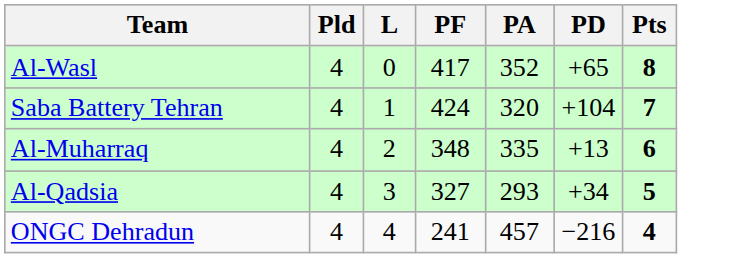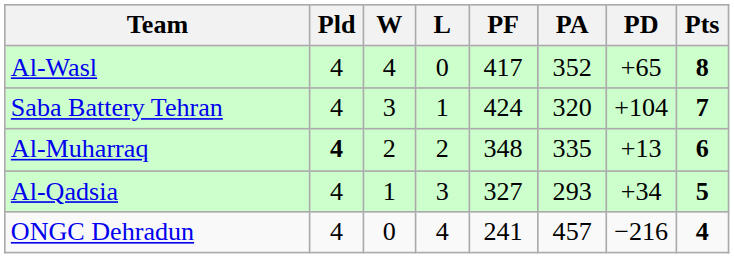+ column: (389, 25)
(337, 149) normal -> (337, 149) bold
